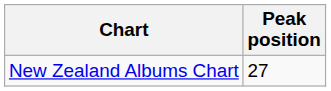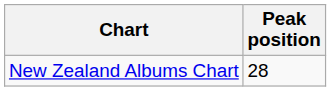(258, 70) 27 -> (258, 70) 28
